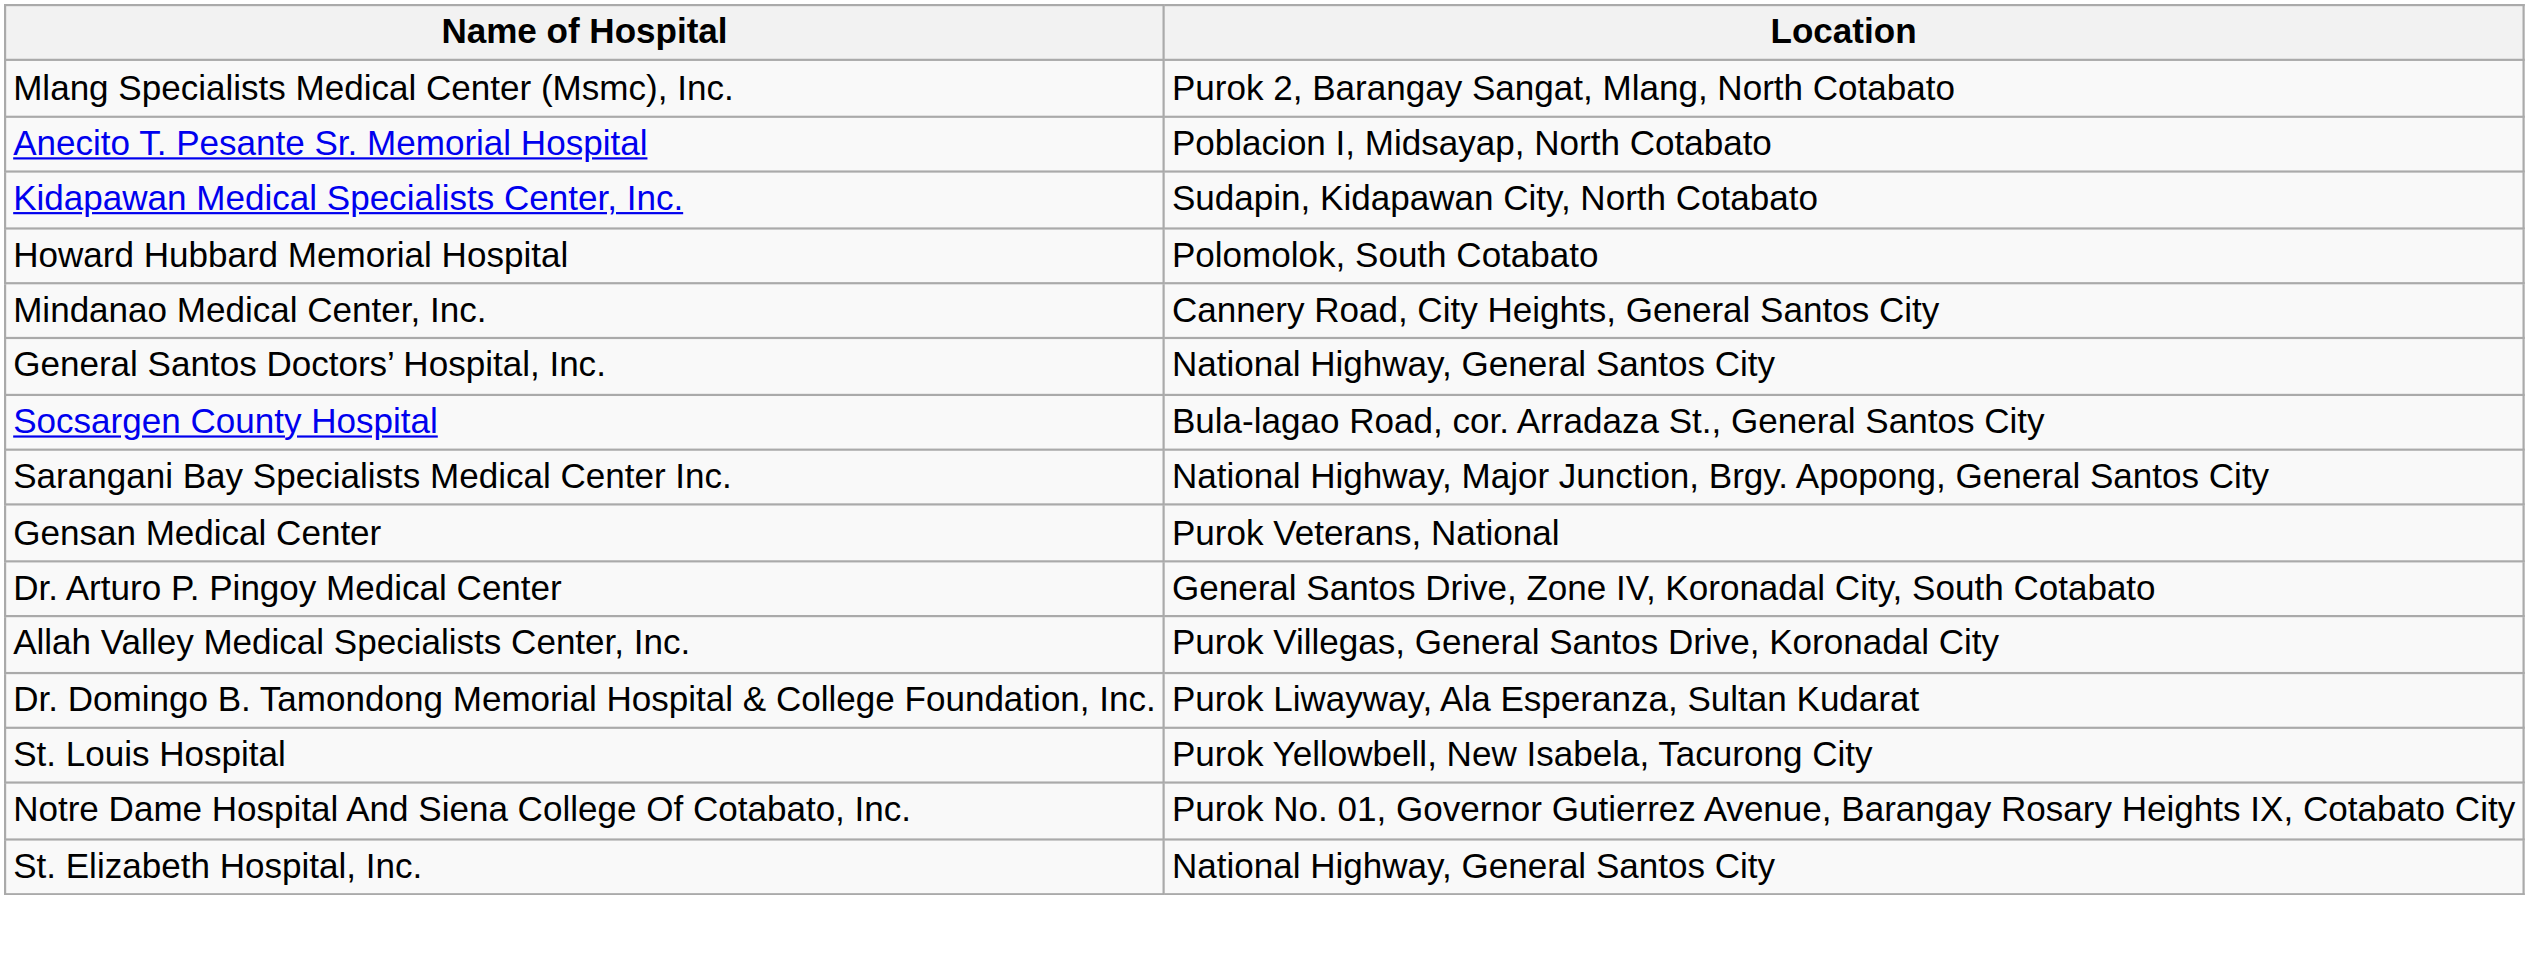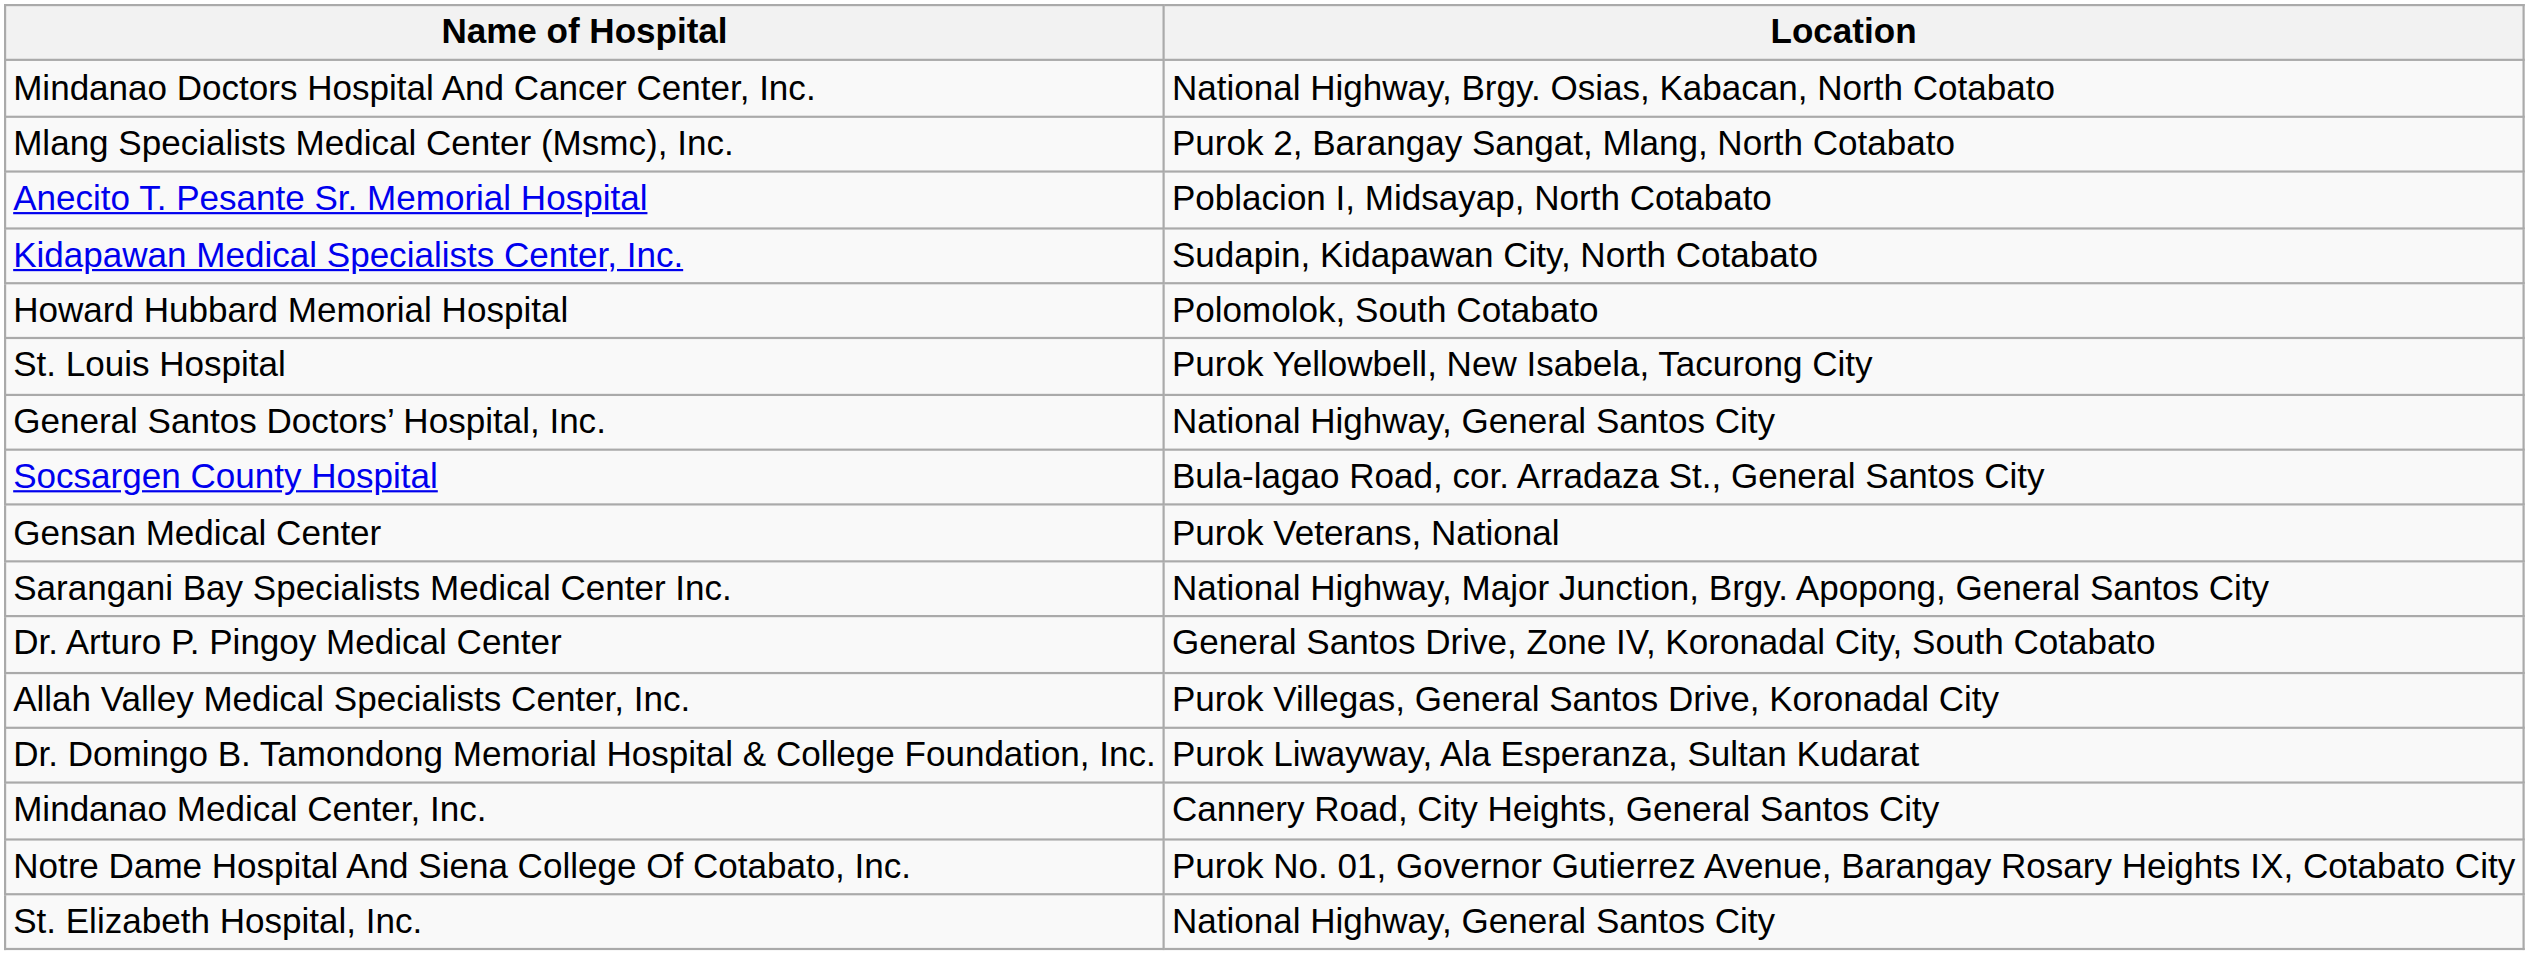+ row: (414, 87)
rows swapped: (250, 310) <-> (150, 754)
rows swapped: (197, 532) <-> (373, 476)
